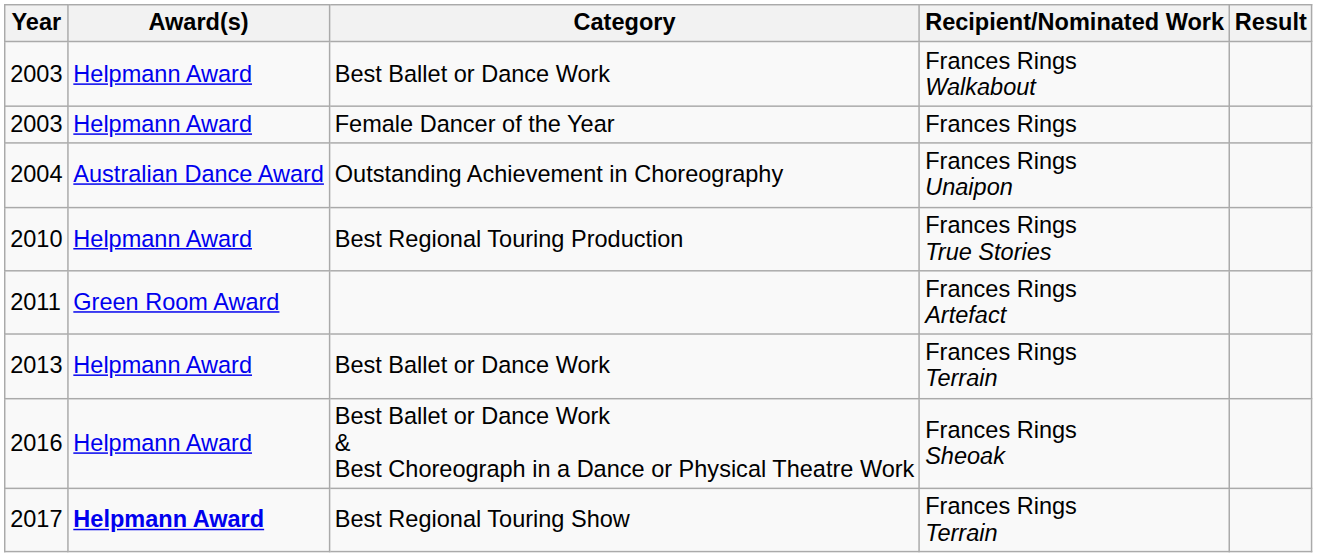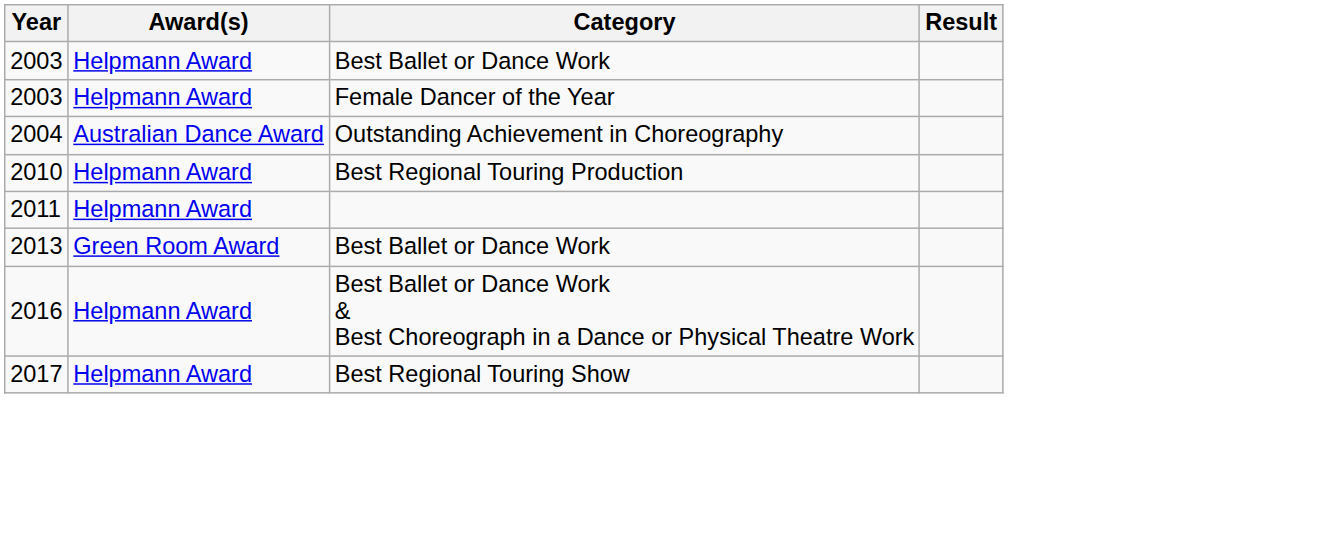- column: (1075, 23)
(176, 302) Green Room Award -> (163, 209) Helpmann Award
(163, 366) Helpmann Award -> (176, 246) Green Room Award
(169, 520) bold -> (163, 374) normal
